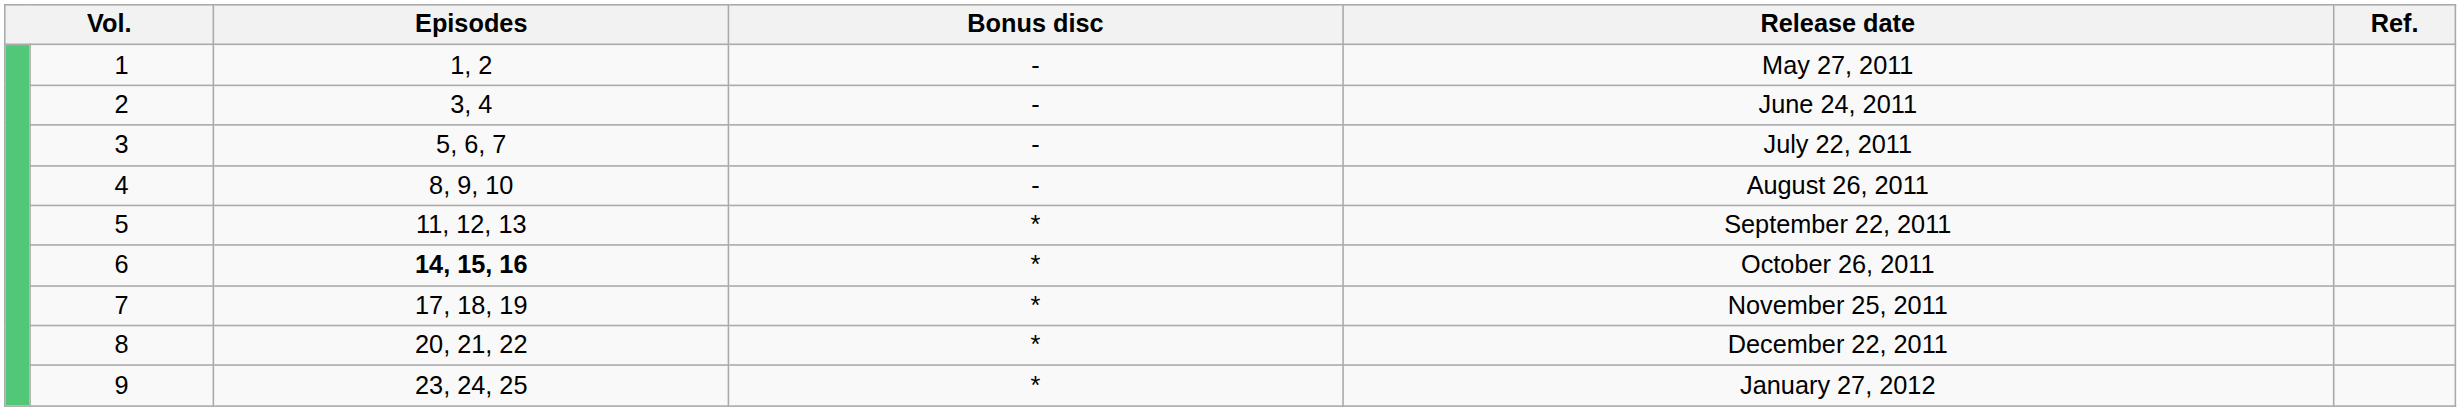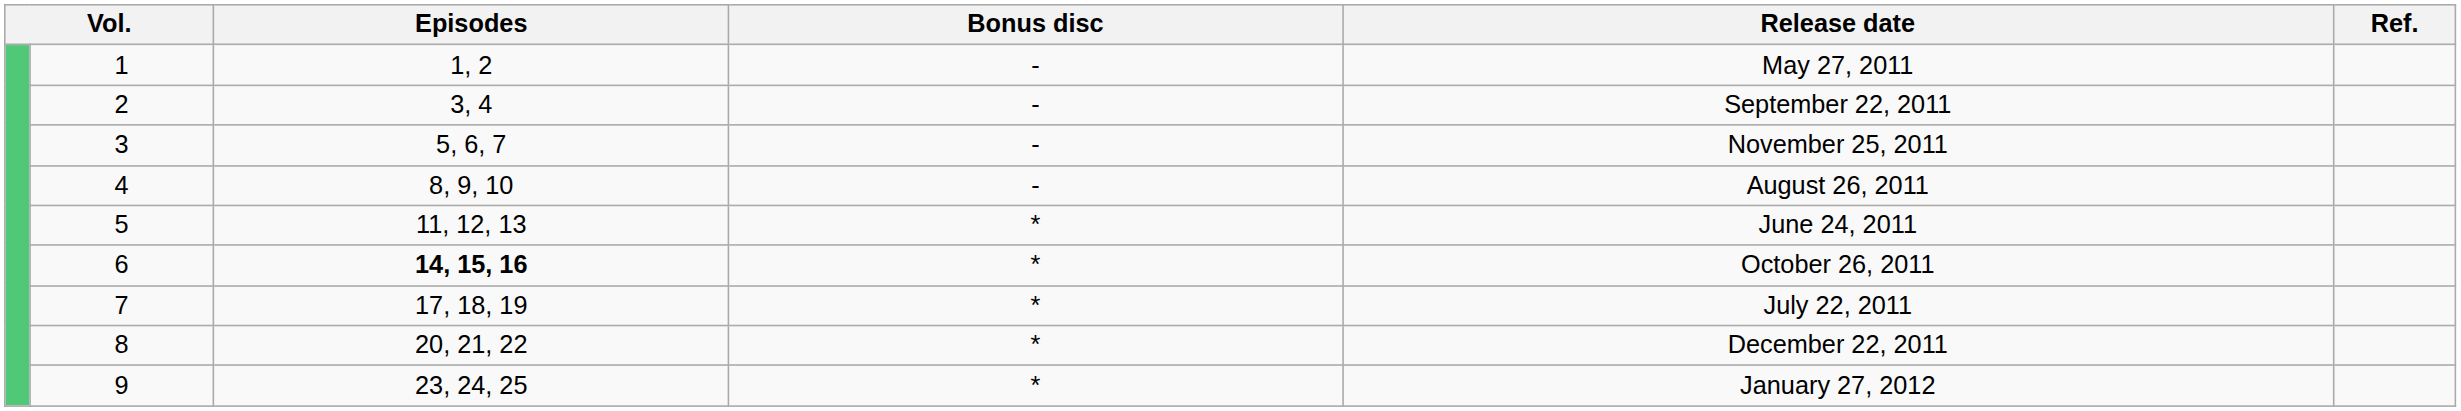(1838, 104) June 24, 2011 -> (1838, 104) September 22, 2011
(1838, 144) July 22, 2011 -> (1838, 144) November 25, 2011
(1838, 225) September 22, 2011 -> (1838, 225) June 24, 2011
(1838, 305) November 25, 2011 -> (1838, 305) July 22, 2011
